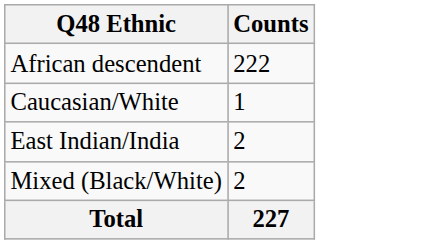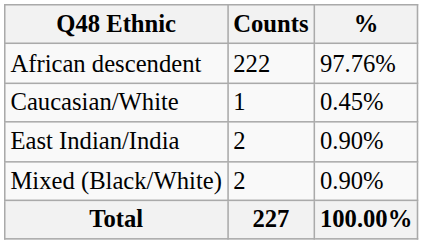+ column: (366, 24)
